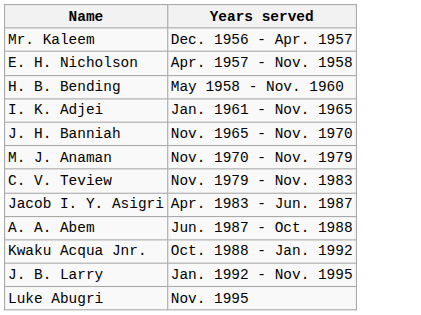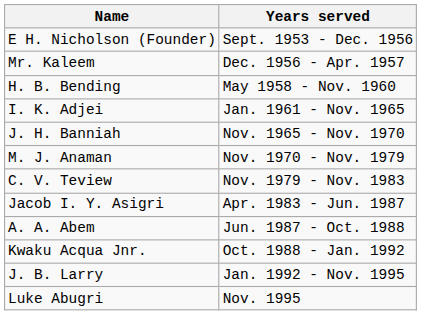+ row: (112, 40)
- row: (73, 63)
